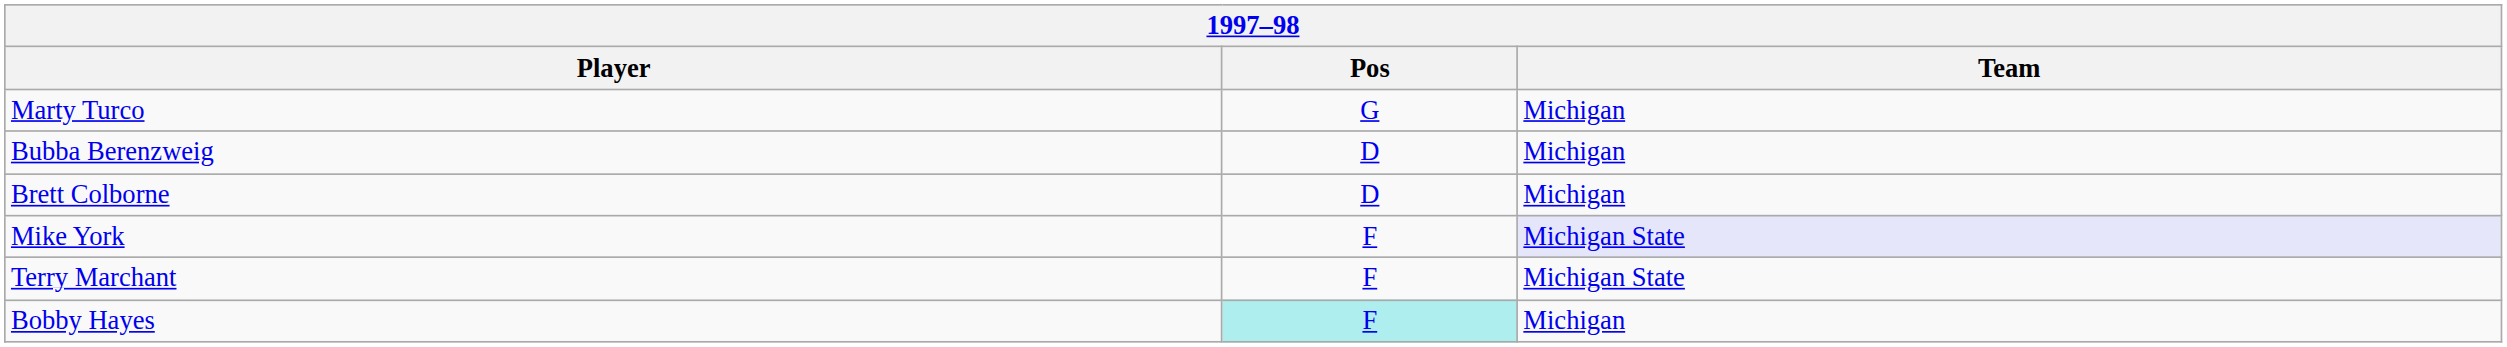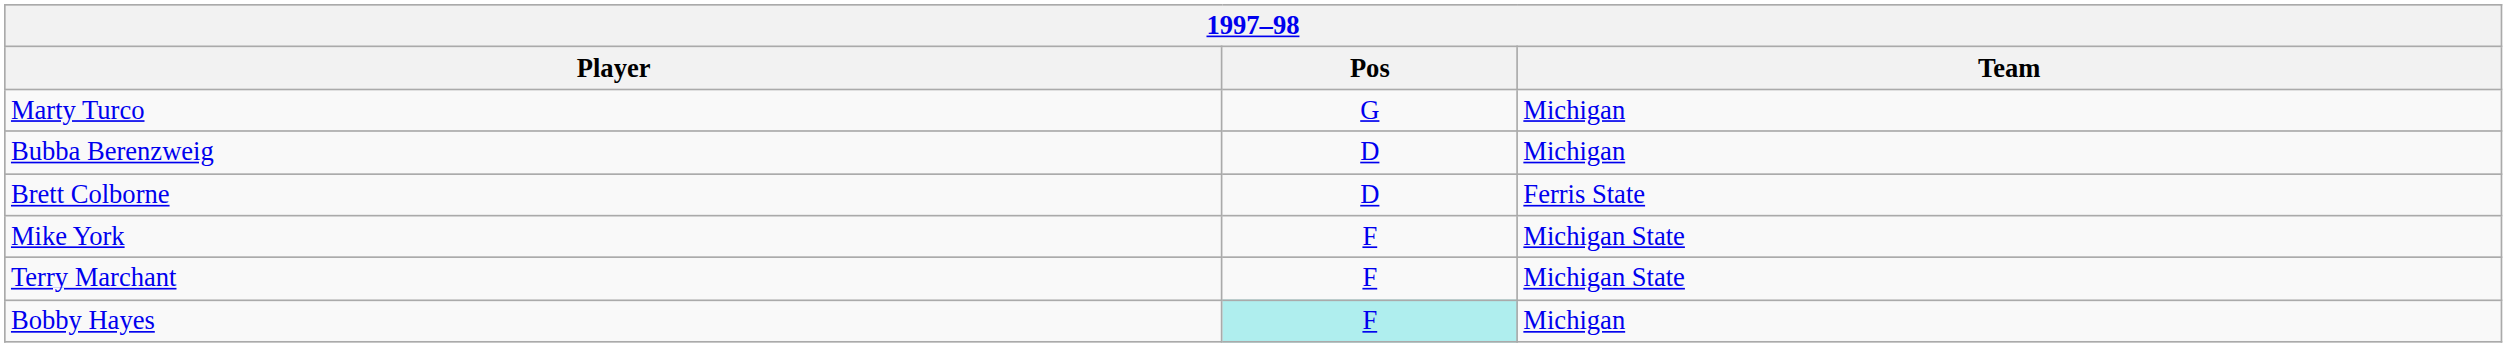(1574, 194) Michigan -> (1584, 194) Ferris State
(1604, 236) lavender background -> (1604, 236) no background
